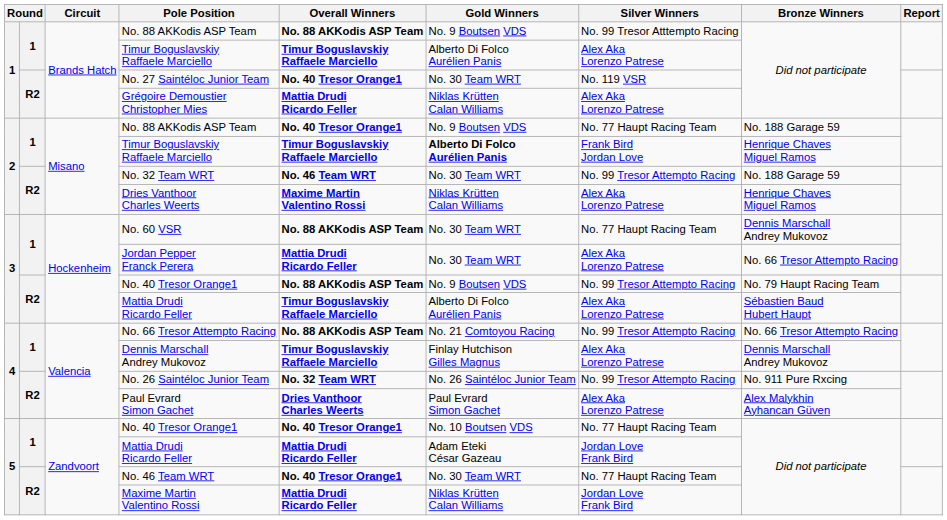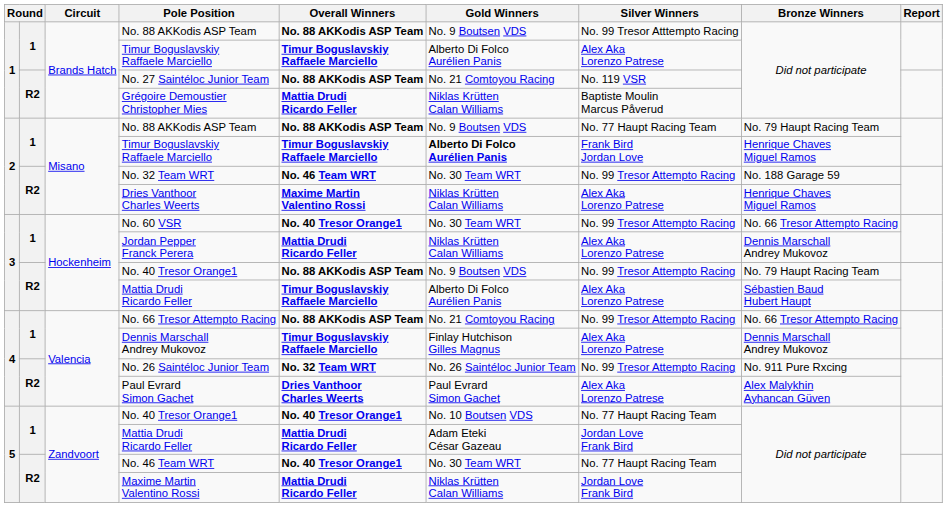(342, 79) No. 40 Tresor Orange1 -> (352, 79) No. 88 AKKodis ASP Team
(475, 79) No. 30 Team WRT -> (492, 79) No. 21 Comtoyou Racing
(622, 103) Alex Aka Lorenzo Patrese -> (622, 103) Baptiste Moulin Marcus Påverud
(342, 127) No. 40 Tresor Orange1 -> (352, 127) No. 88 AKKodis ASP Team
(792, 127) No. 188 Garage 59 -> (811, 127) No. 79 Haupt Racing Team
(352, 229) No. 88 AKKodis ASP Team -> (342, 223) No. 40 Tresor Orange1
(649, 229) No. 77 Haupt Racing Team -> (658, 223) No. 99 Tresor Attempto Racing
(787, 229) Dennis Marschall Andrey Mukovoz -> (821, 223) No. 66 Tresor Attempto Racing
(475, 259) No. 30 Team WRT -> (466, 247) Niklas Krütten Calan Williams
(821, 259) No. 66 Tresor Attempto Racing -> (787, 247) Dennis Marschall Andrey Mukovoz
